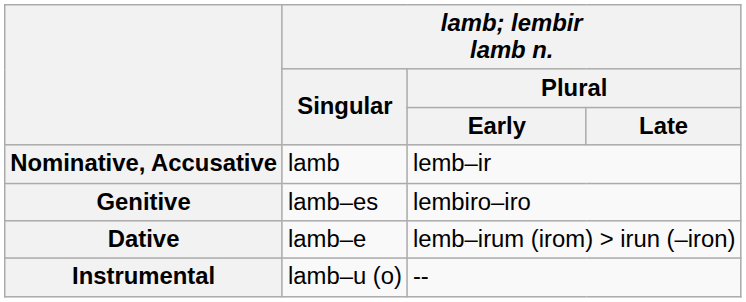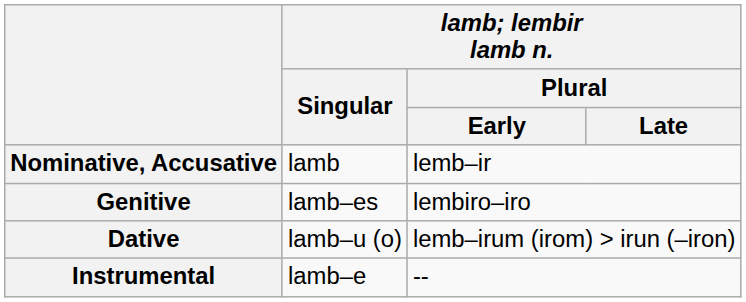(327, 239) lamb–e -> (345, 239) lamb–u (o)
(345, 277) lamb–u (o) -> (327, 277) lamb–e
